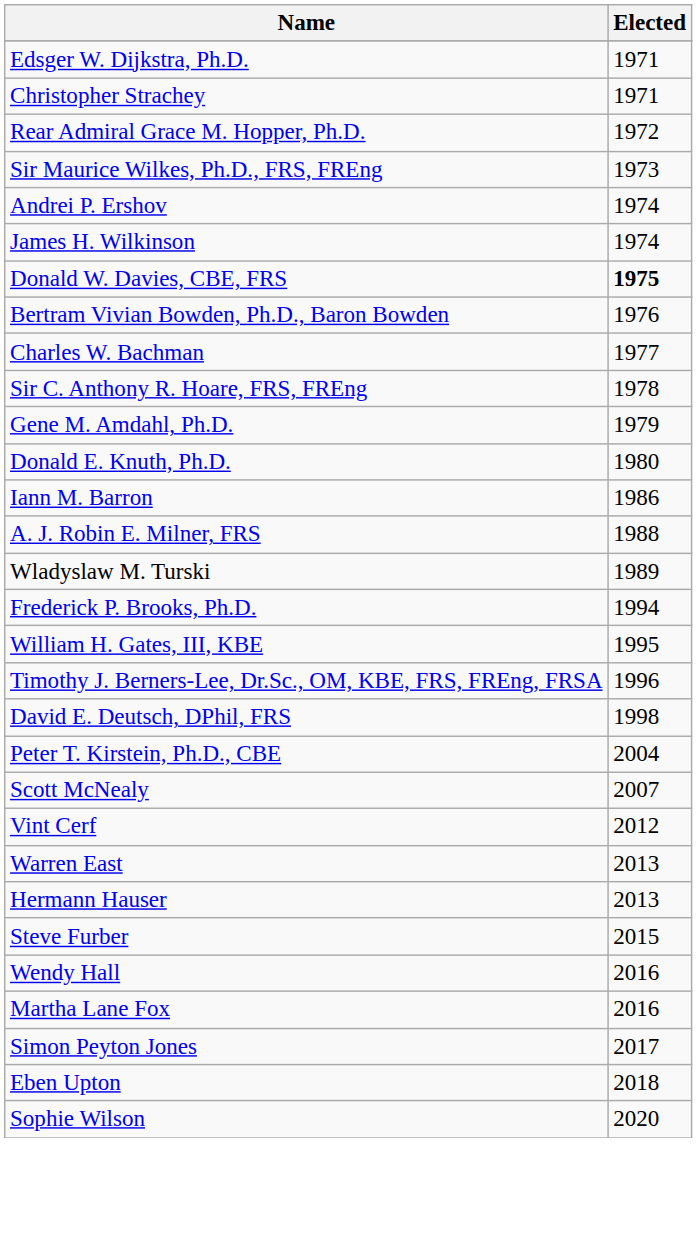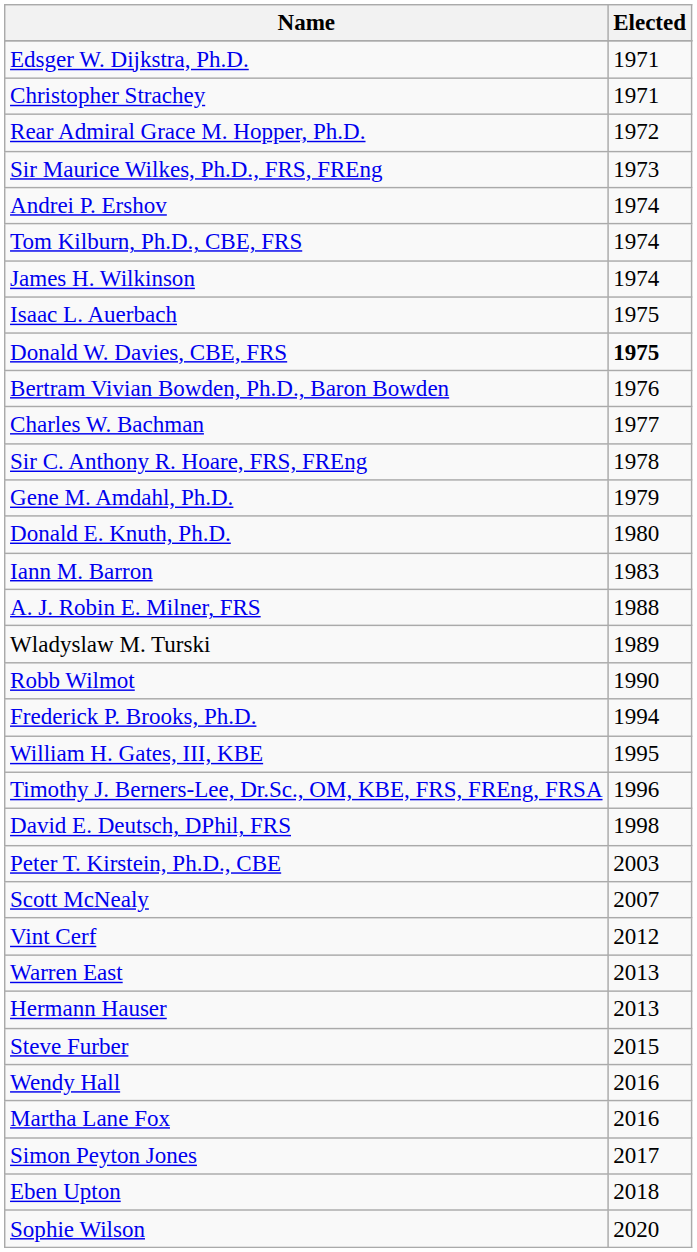+ row: (156, 242)
+ row: (94, 315)
(636, 497) 1986 -> (636, 570) 1983
+ row: (72, 680)
(636, 753) 2004 -> (636, 863) 2003
